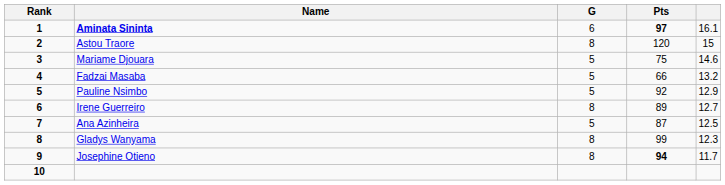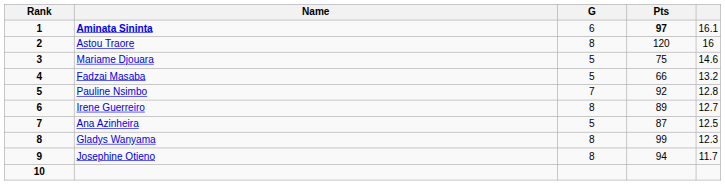(708, 44) 15 -> (708, 44) 16
(592, 92) 5 -> (592, 92) 7
(708, 92) 12.9 -> (708, 92) 12.8
(661, 156) bold -> (661, 156) normal
